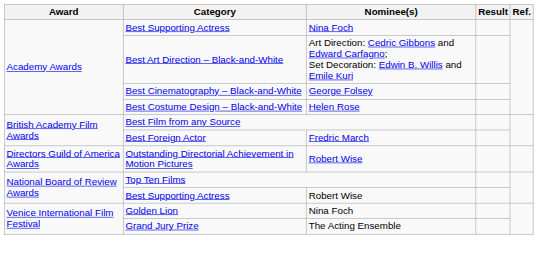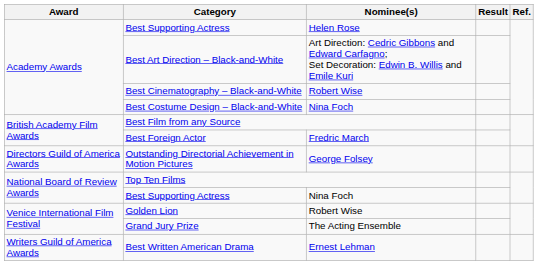(331, 27) Nina Foch -> (334, 27) Helen Rose
(341, 91) George Folsey -> (336, 91) Robert Wise
(334, 107) Helen Rose -> (331, 107) Nina Foch
(336, 159) Robert Wise -> (341, 159) George Folsey
(336, 195) Robert Wise -> (331, 195) Nina Foch
(331, 210) Nina Foch -> (336, 210) Robert Wise
+ row: (59, 247)
